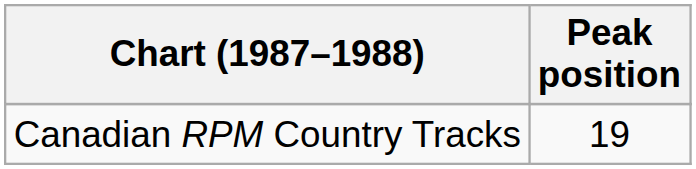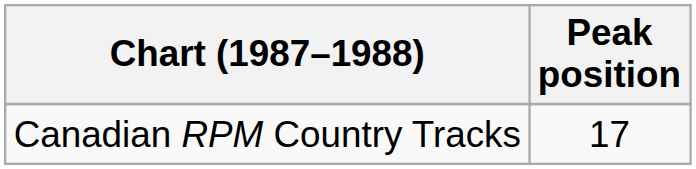(609, 133) 19 -> (609, 133) 17
